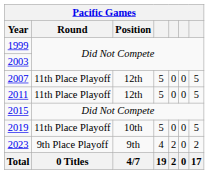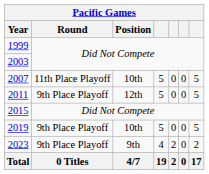(133, 78) 12th -> (133, 78) 10th
(72, 95) 11th Place Playoff -> (72, 95) 9th Place Playoff
(72, 128) 11th Place Playoff -> (72, 128) 9th Place Playoff
